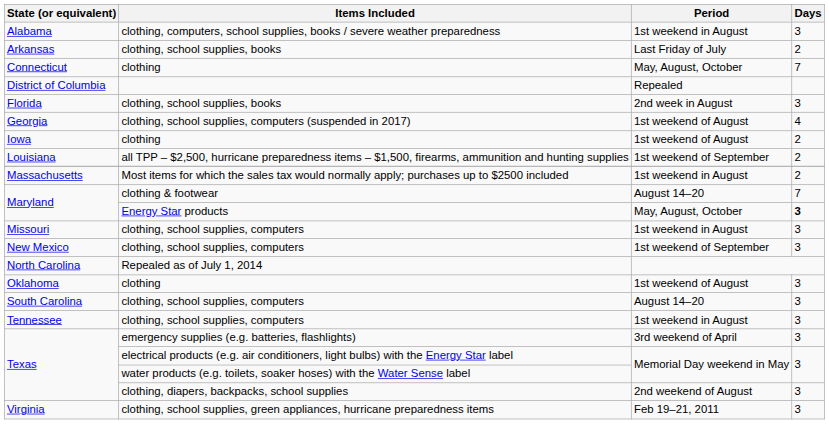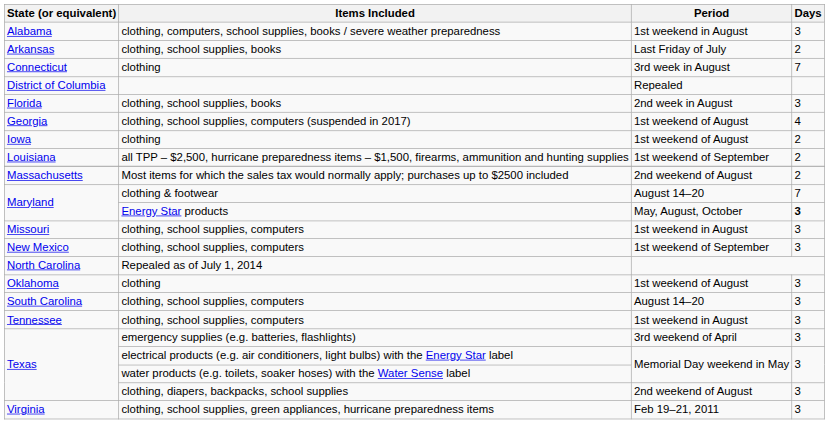(688, 67) May, August, October -> (682, 67) 3rd week in August
(691, 175) 1st weekend in August -> (693, 175) 2nd weekend of August
